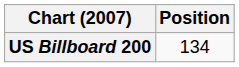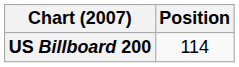(195, 47) 134 -> (195, 47) 114
